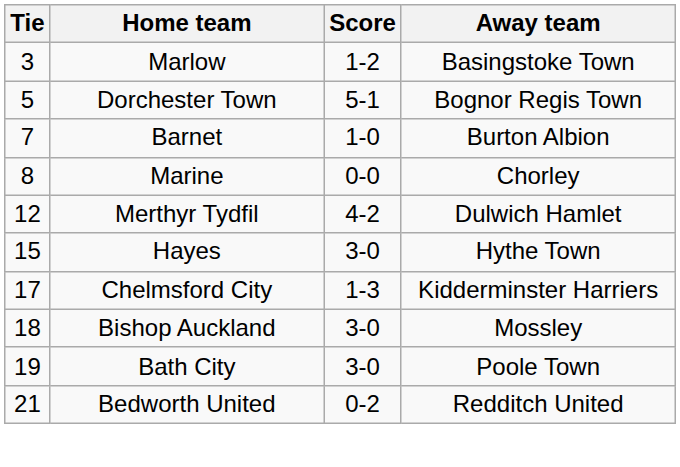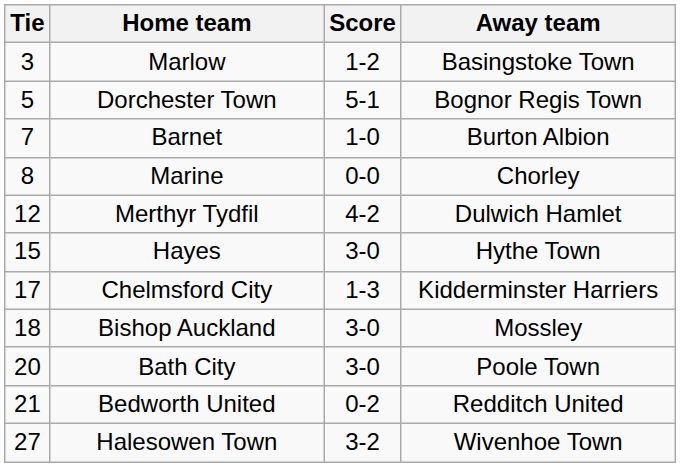(27, 366) 19 -> (27, 366) 20
+ row: (187, 442)
